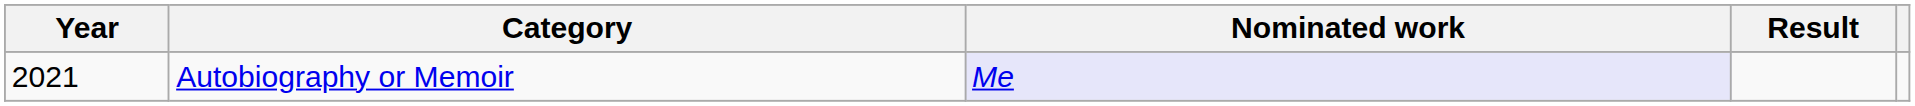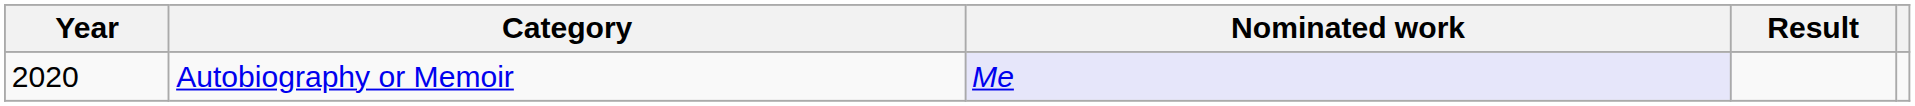(45, 76) 2021 -> (45, 76) 2020
